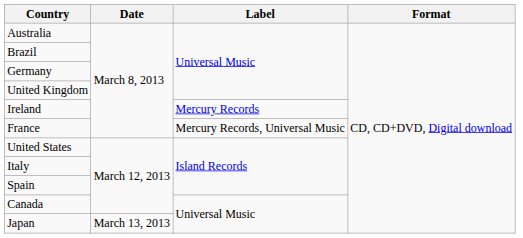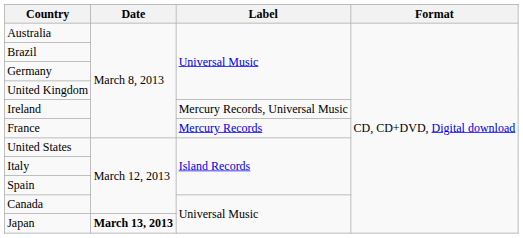(217, 109) Mercury Records -> (263, 109) Mercury Records, Universal Music
(260, 128) Mercury Records, Universal Music -> (220, 128) Mercury Records
(132, 223) normal -> (133, 223) bold
